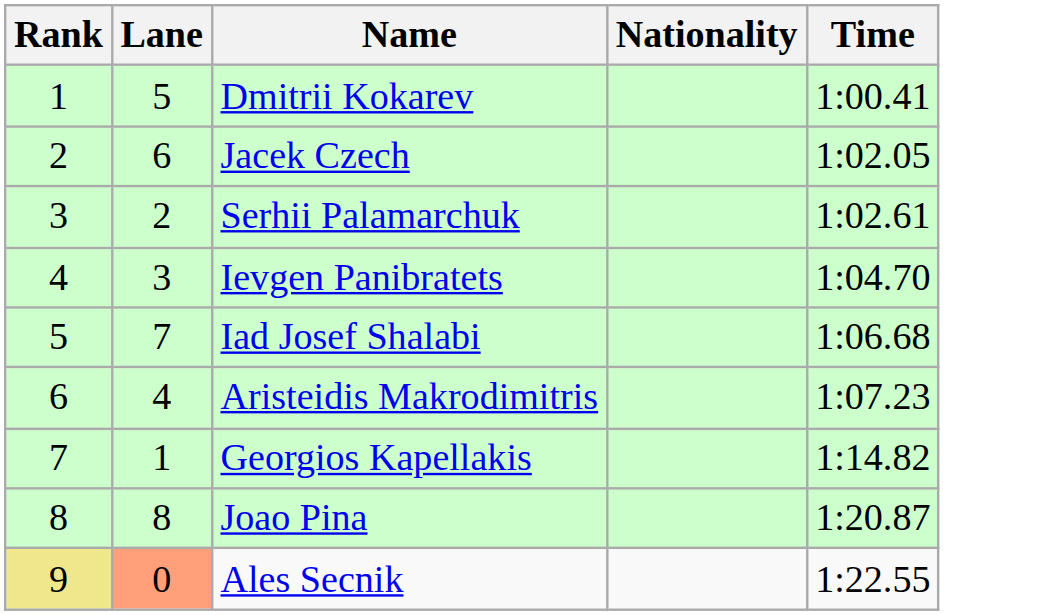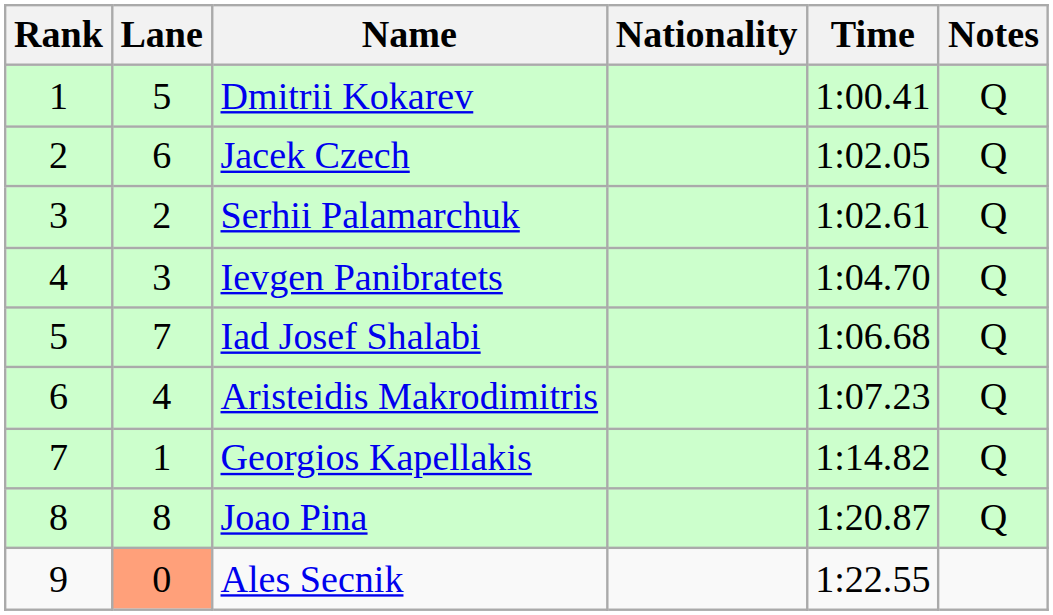+ column: (994, 34)
(58, 578) khaki background -> (58, 578) no background
